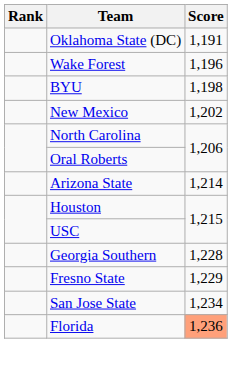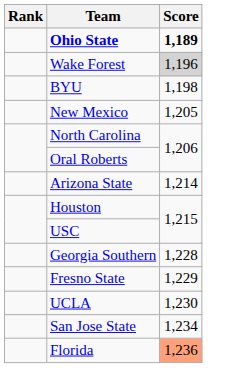+ row: (84, 40)
- row: (116, 40)
(206, 64) no background -> (181, 64) lightgrey background
(206, 111) 1,202 -> (181, 111) 1,205
+ row: (70, 302)
